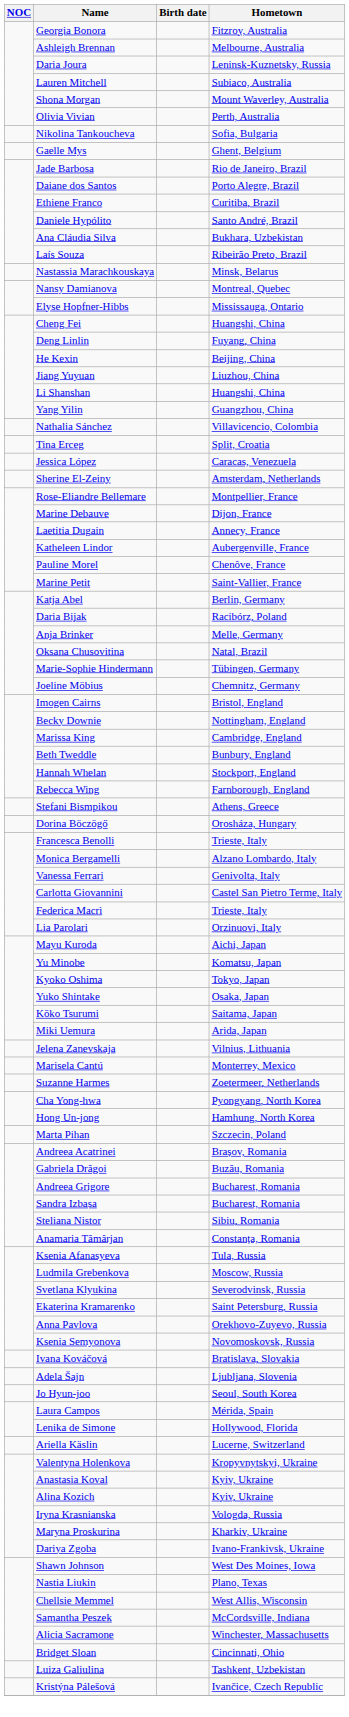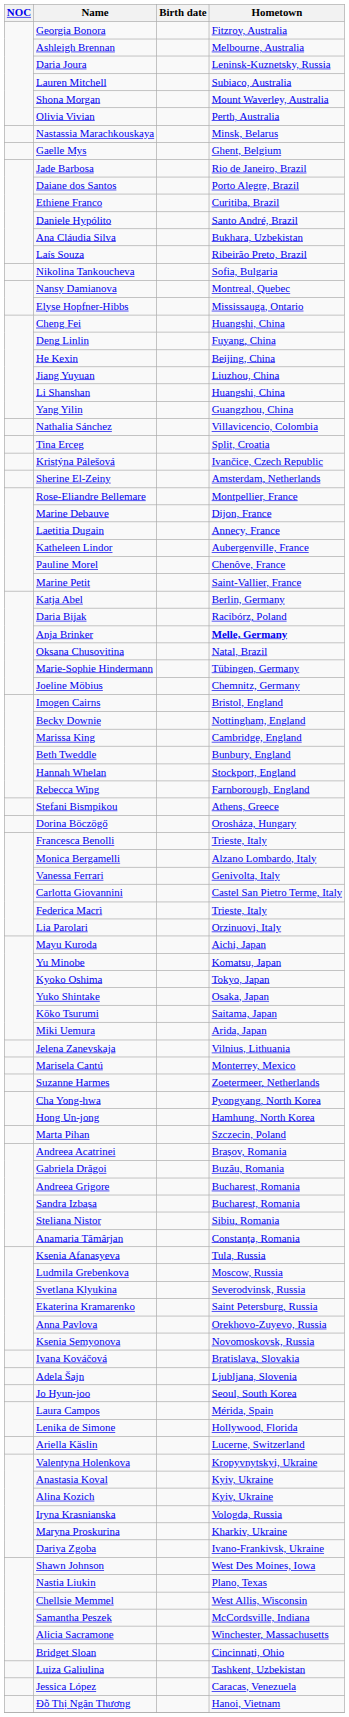rows swapped: (95, 271) <-> (85, 133)
rows swapped: (75, 1686) <-> (66, 461)
(247, 634) normal -> (249, 634) bold
+ row: (83, 1704)
